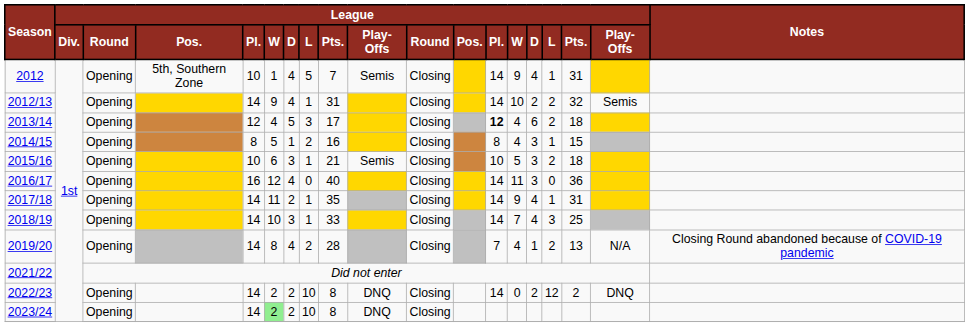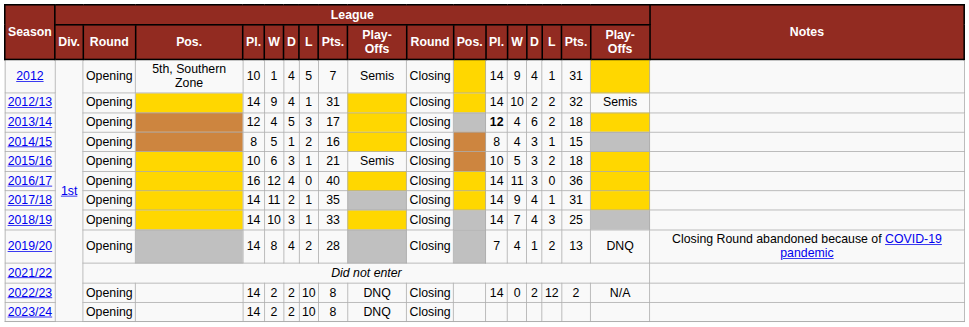(620, 246) N/A -> (620, 246) DNQ
(620, 292) DNQ -> (620, 292) N/A
(274, 312) lightgreen background -> (274, 312) no background
